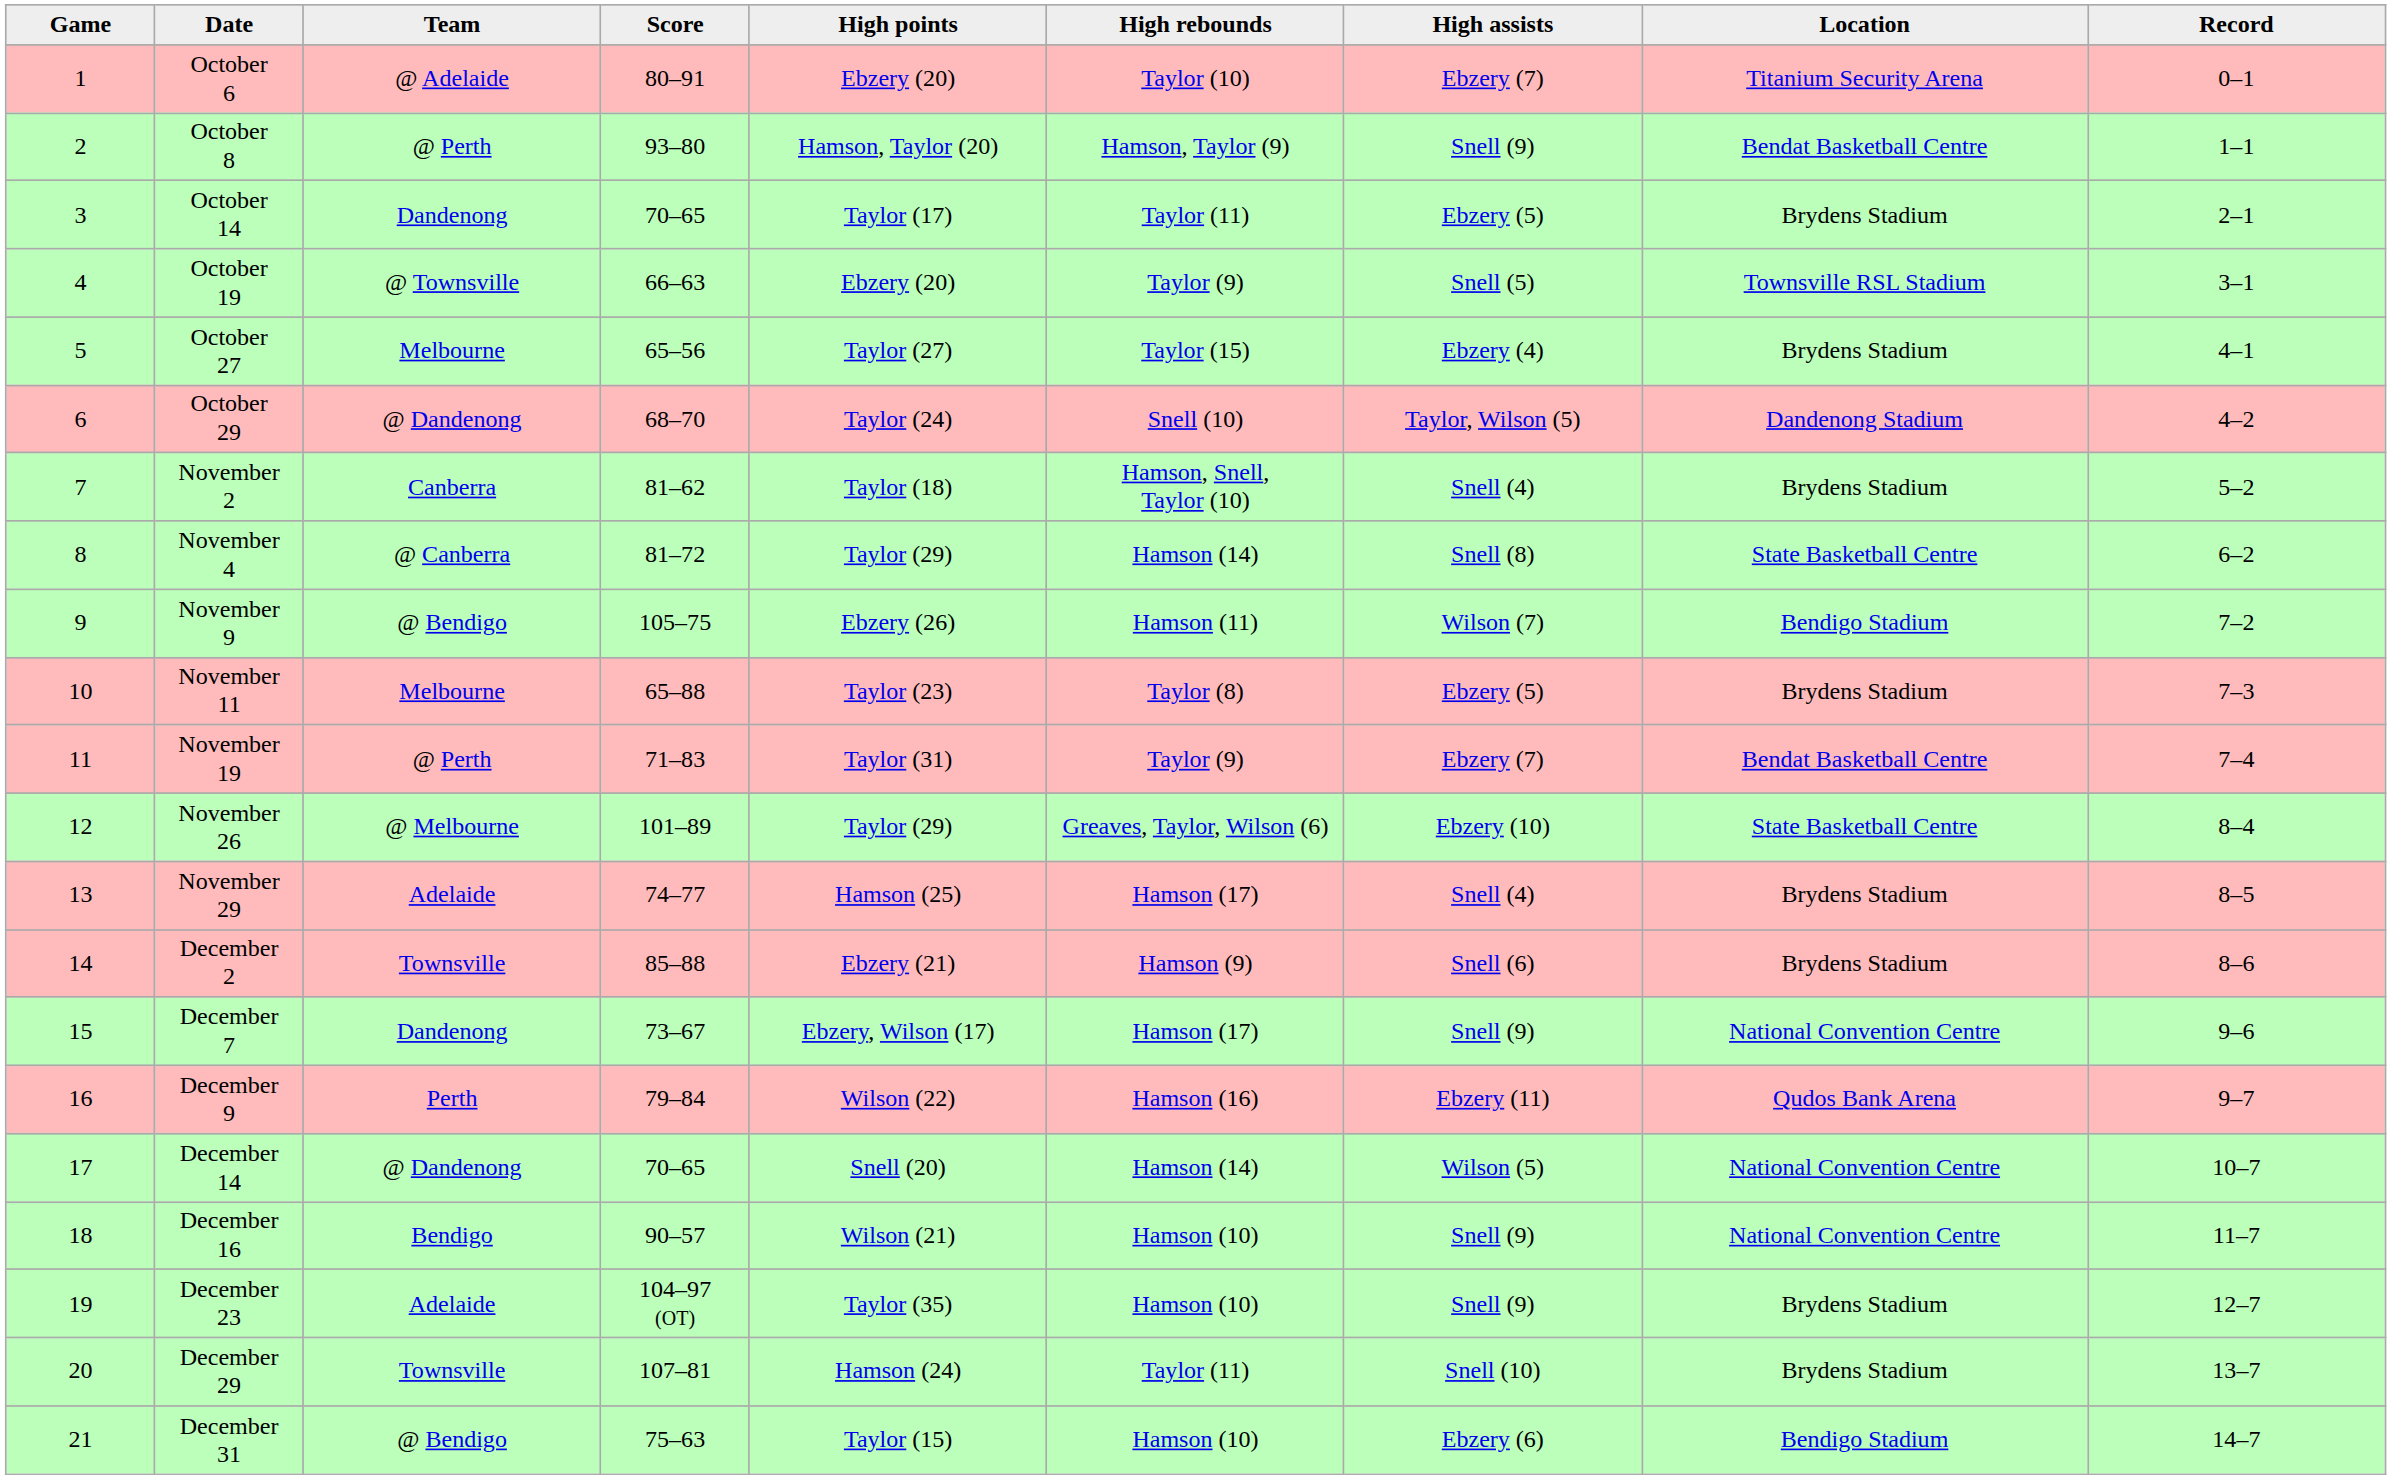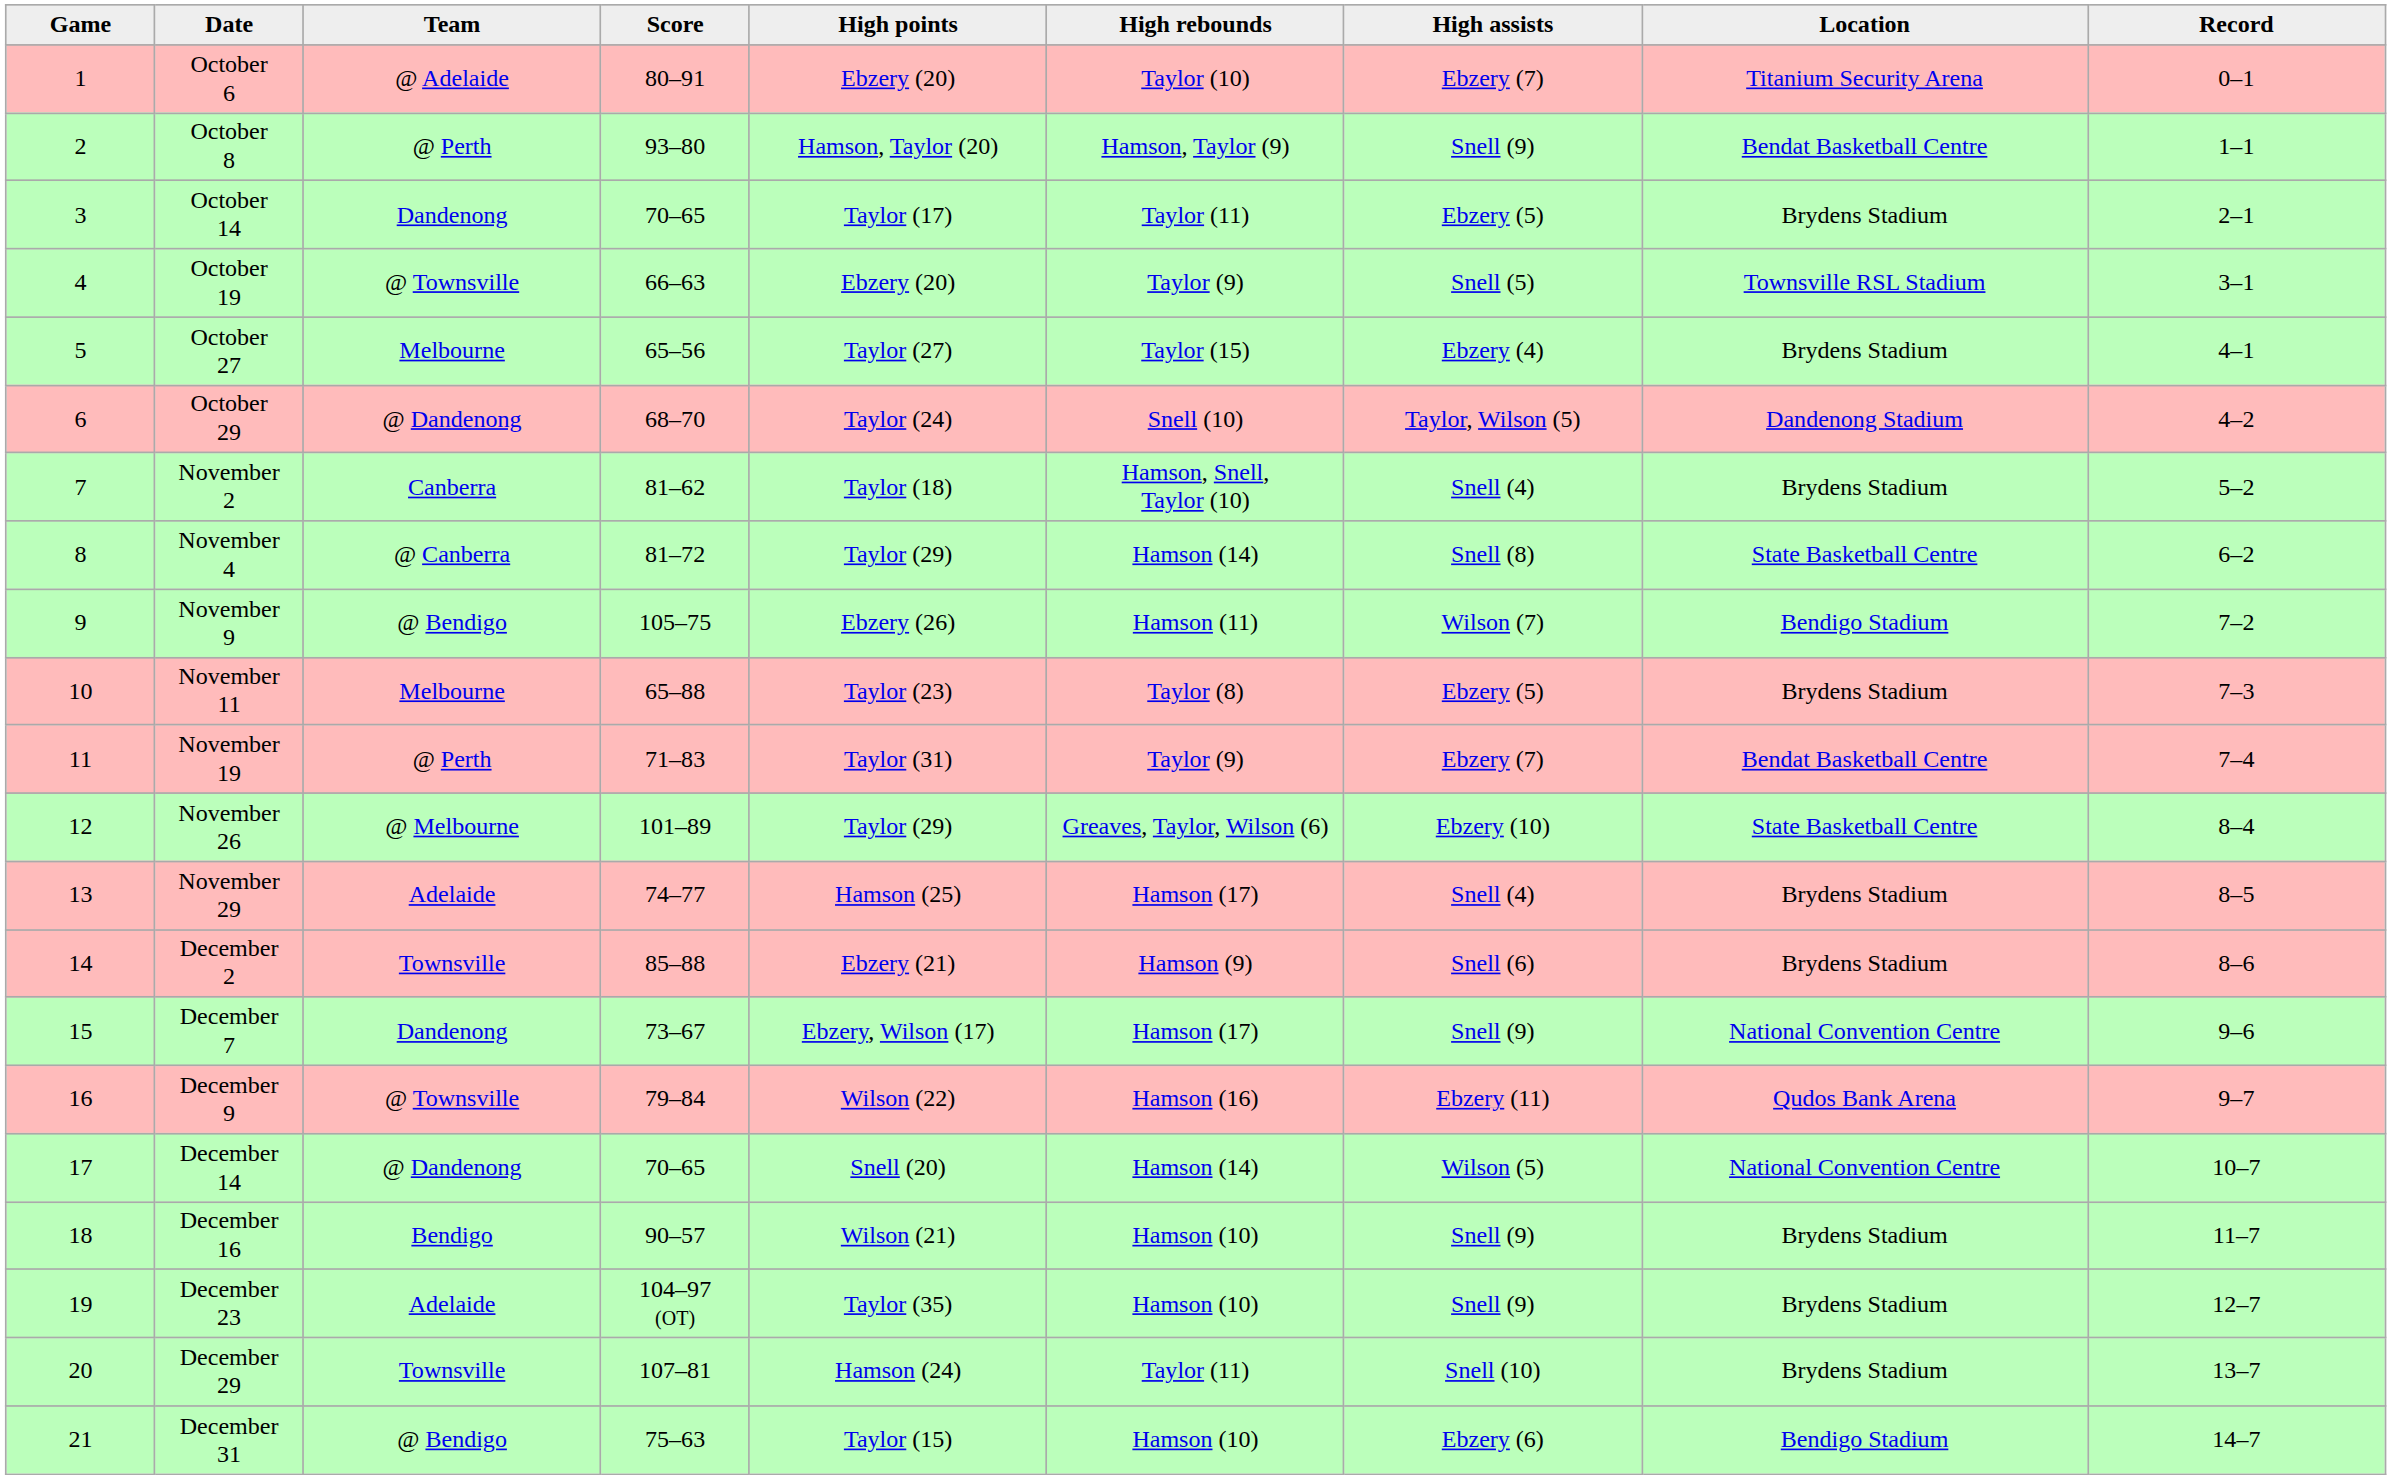(452, 1099) Perth -> (452, 1099) @ Townsville
(1865, 1235) National Convention Centre -> (1865, 1235) Brydens Stadium
